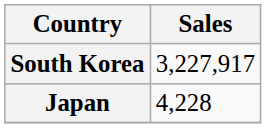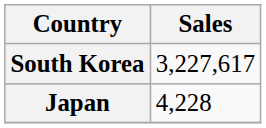(205, 63) 3,227,917 -> (205, 63) 3,227,617
